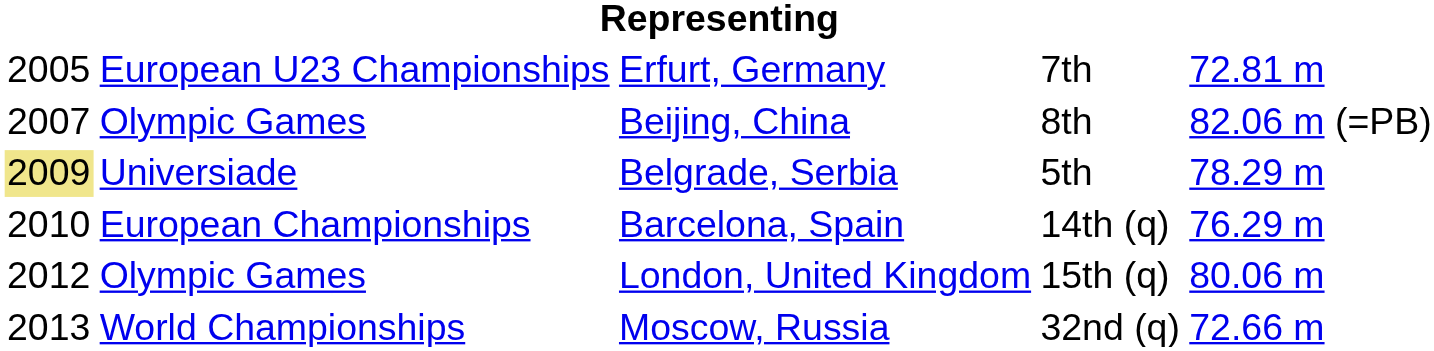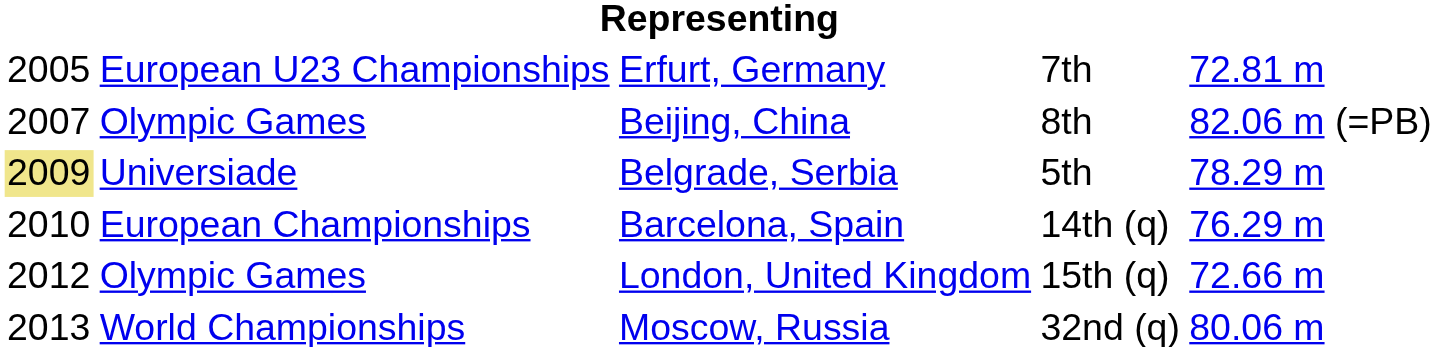(1257, 275) 80.06 m -> (1257, 275) 72.66 m
(1257, 327) 72.66 m -> (1257, 327) 80.06 m
